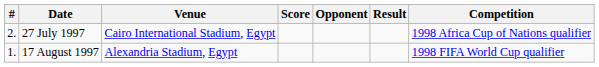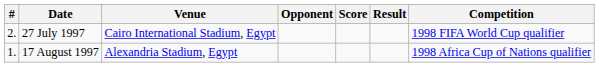columns swapped: (341, 14) <-> (295, 14)
(501, 33) 1998 Africa Cup of Nations qualifier -> (488, 33) 1998 FIFA World Cup qualifier
(488, 52) 1998 FIFA World Cup qualifier -> (501, 52) 1998 Africa Cup of Nations qualifier
